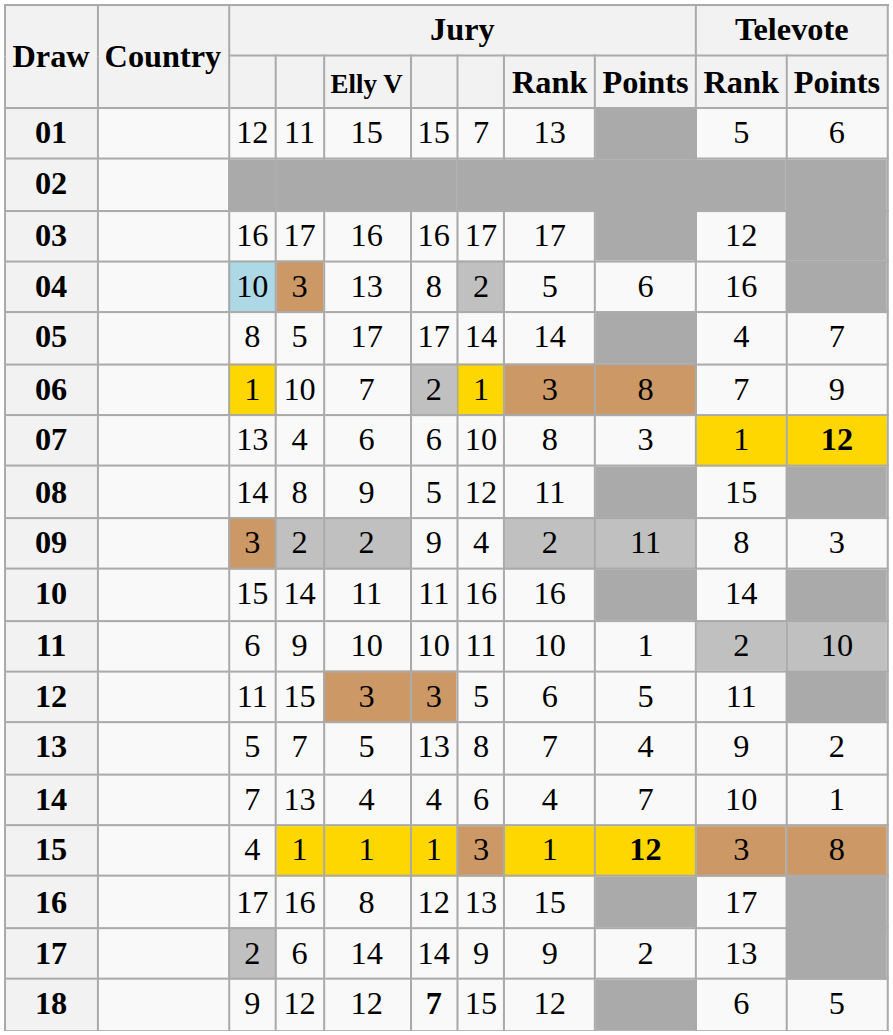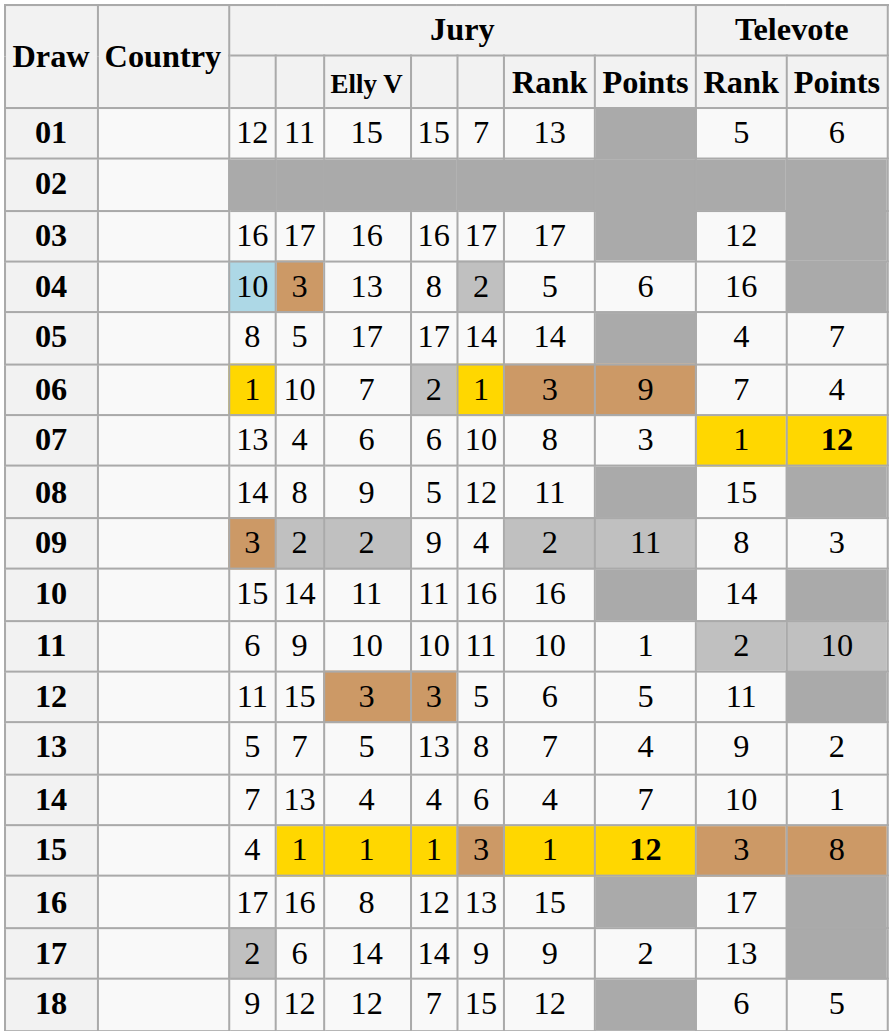(645, 388) 8 -> (645, 388) 9
(837, 388) 9 -> (837, 388) 4
(434, 1004) bold -> (434, 1004) normal
